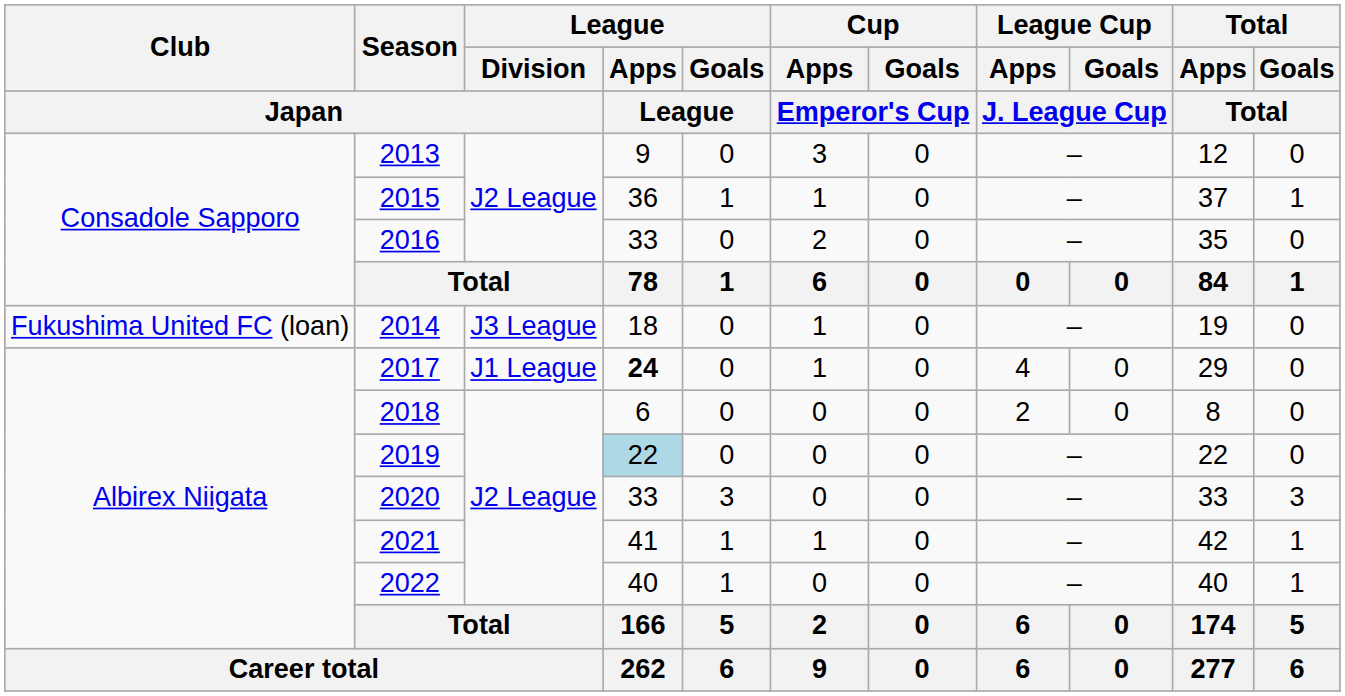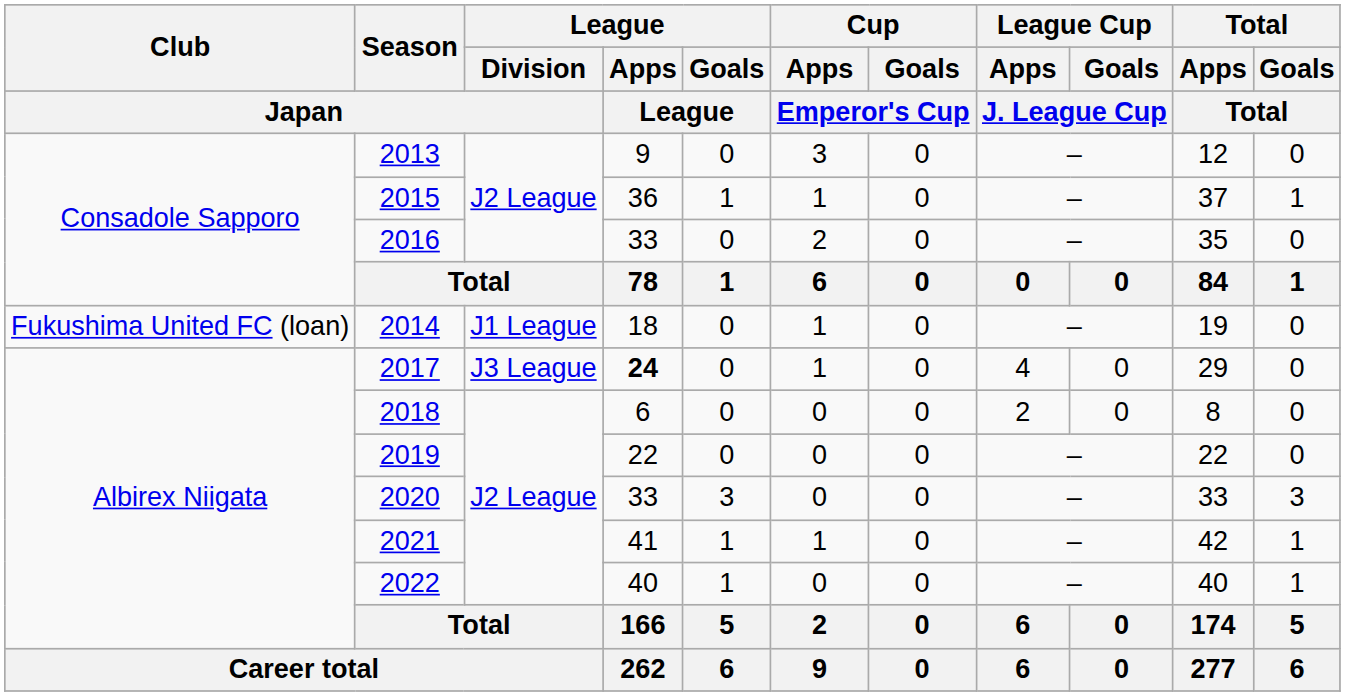(533, 326) J3 League -> (533, 326) J1 League
(533, 369) J1 League -> (533, 369) J3 League
(643, 454) lightblue background -> (643, 454) no background
